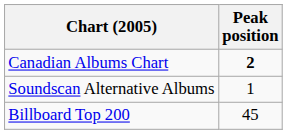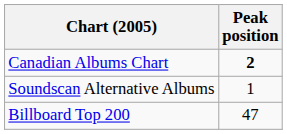(250, 115) 45 -> (250, 115) 47
